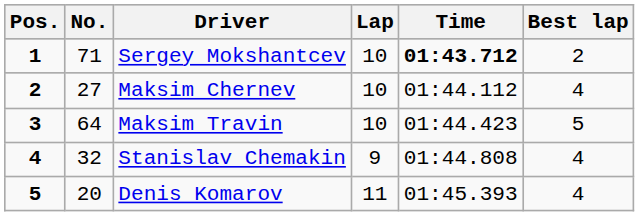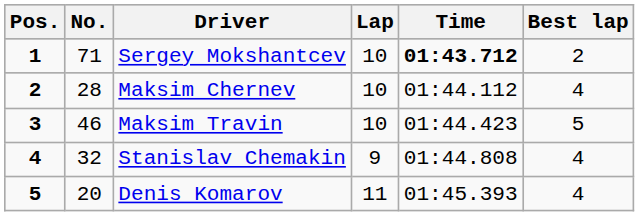(89, 91) 27 -> (89, 91) 28
(89, 125) 64 -> (89, 125) 46
